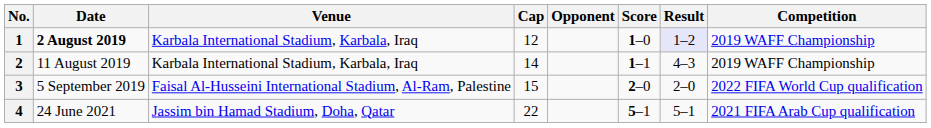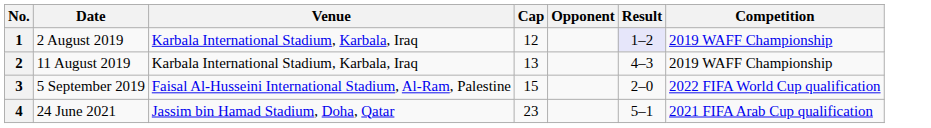- column: (639, 16)
(81, 39) bold -> (80, 39) normal
(531, 63) 14 -> (531, 63) 13
(531, 110) 22 -> (531, 110) 23
